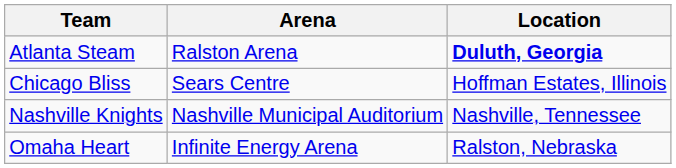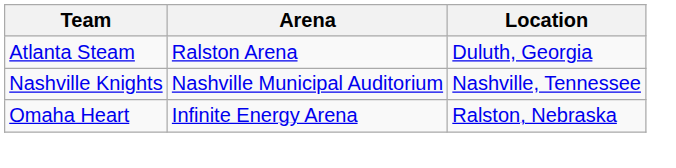(527, 52) bold -> (522, 52) normal
- row: (70, 83)
